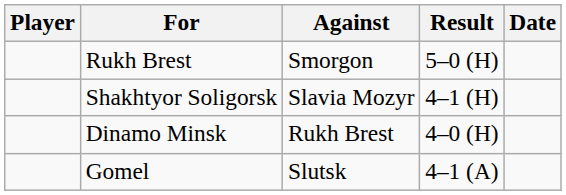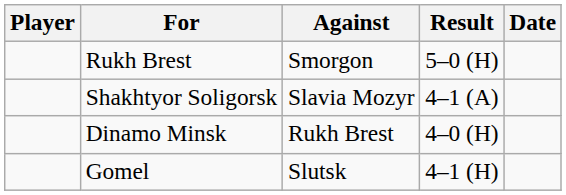(462, 97) 4‒1 (H) -> (462, 97) 4–1 (A)
(462, 171) 4–1 (A) -> (462, 171) 4‒1 (H)
